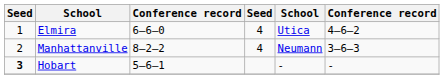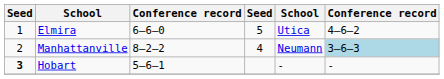(260, 30) 4 -> (260, 30) 5
(344, 48) no background -> (344, 48) lightblue background
